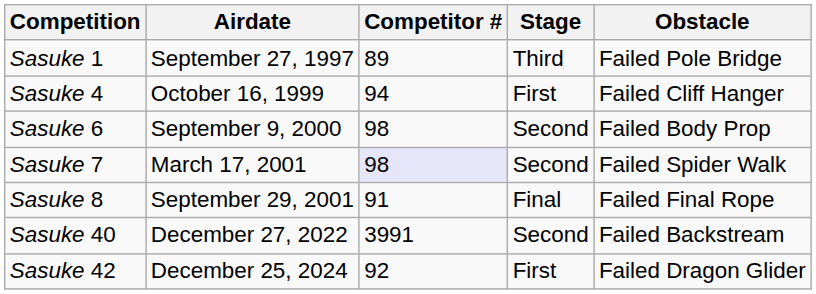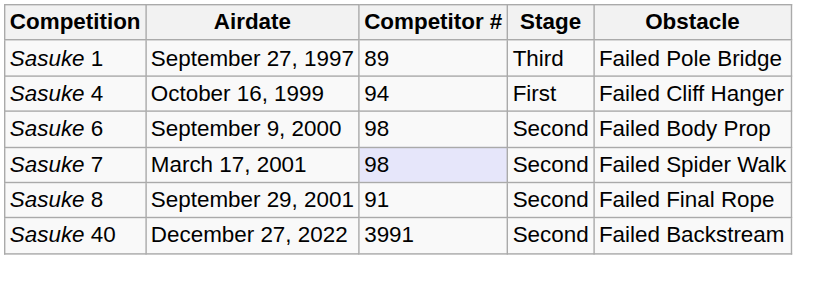(537, 199) Final -> (551, 199) Second
- row: (63, 270)
